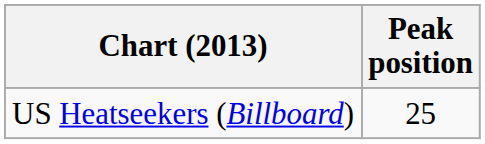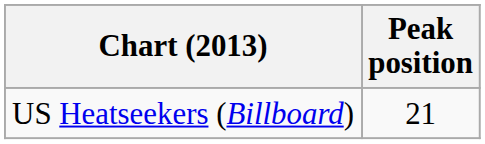(421, 112) 25 -> (421, 112) 21
